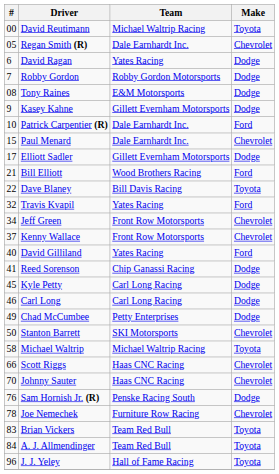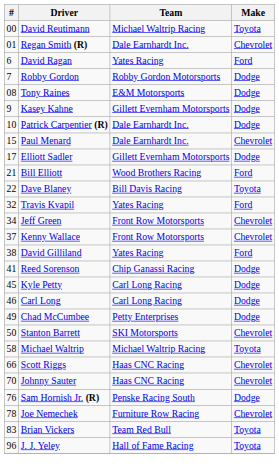(11, 44) 05 -> (11, 44) 01
(247, 60) Dodge -> (243, 60) Ford
(243, 124) Ford -> (247, 124) Dodge
(11, 253) 40 -> (11, 253) 38
- row: (58, 445)
